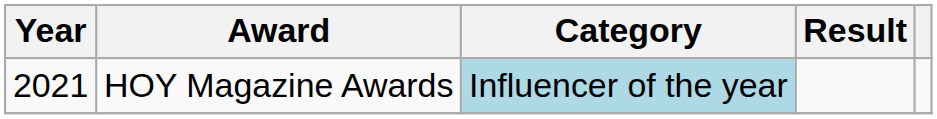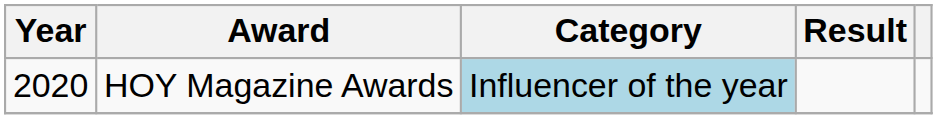(51, 85) 2021 -> (51, 85) 2020
